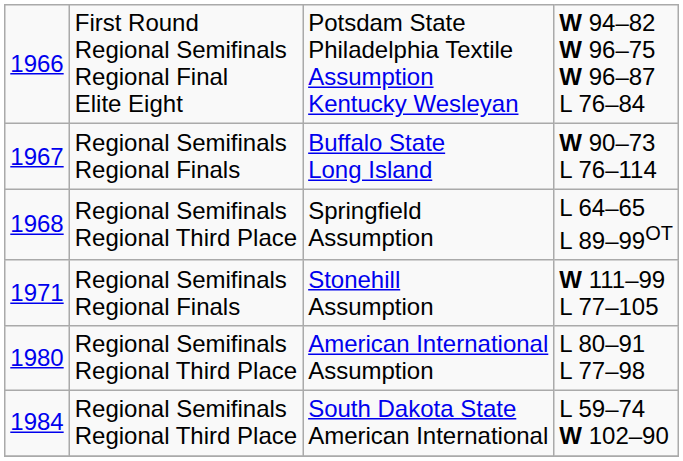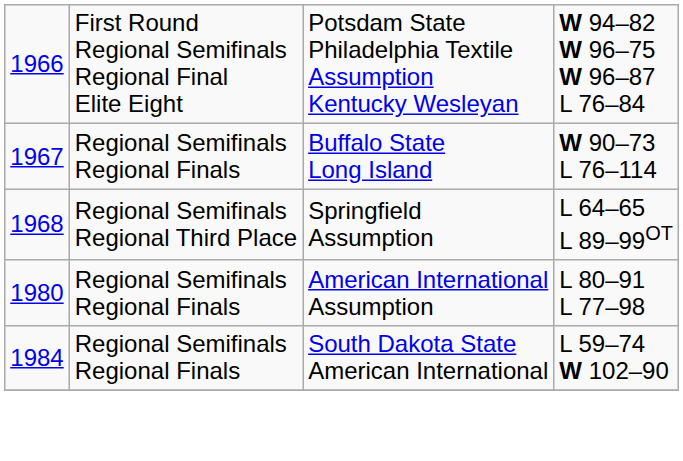- row: (371, 292)
(186, 357) Regional Semifinals Regional Third Place -> (181, 292) Regional Semifinals Regional Finals
(186, 422) Regional Semifinals Regional Third Place -> (181, 357) Regional Semifinals Regional Finals
